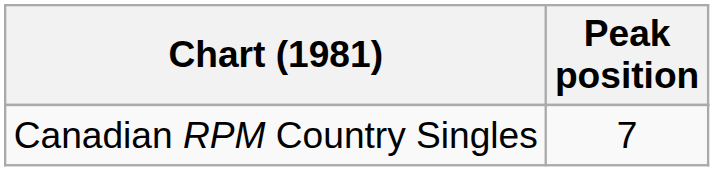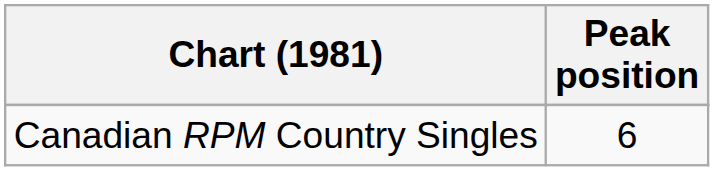(627, 134) 7 -> (627, 134) 6
